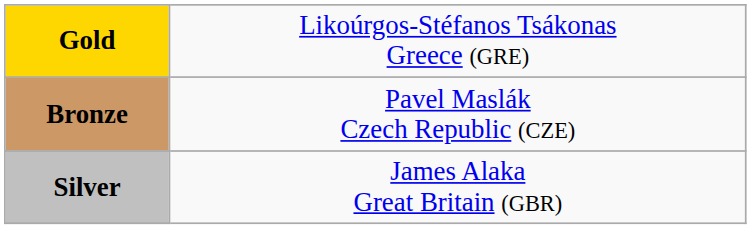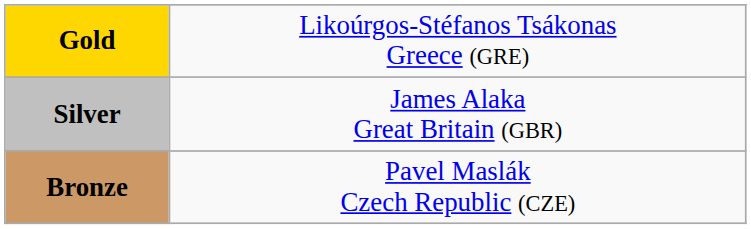rows swapped: (87, 186) <-> (87, 113)
